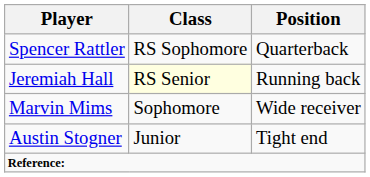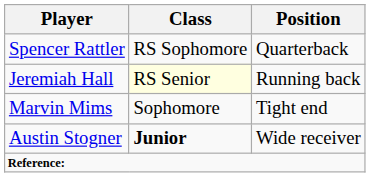(308, 108) Wide receiver -> (292, 108) Tight end
(157, 138) normal -> (160, 138) bold
(292, 138) Tight end -> (308, 138) Wide receiver
